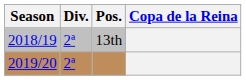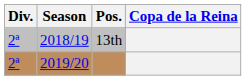columns swapped: (32, 16) <-> (76, 16)
